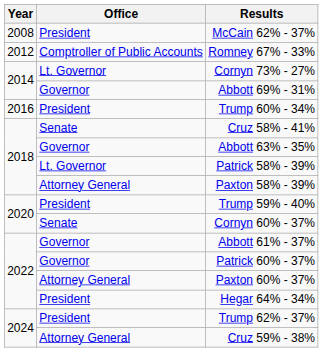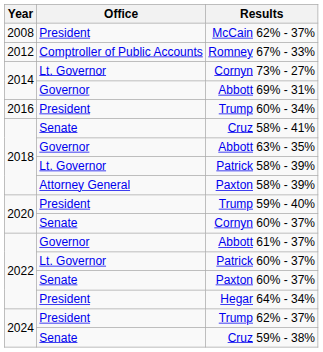(64, 261) Governor -> (73, 261) Lt. Governor
(85, 280) Attorney General -> (58, 280) Senate
(85, 337) Attorney General -> (58, 337) Senate
